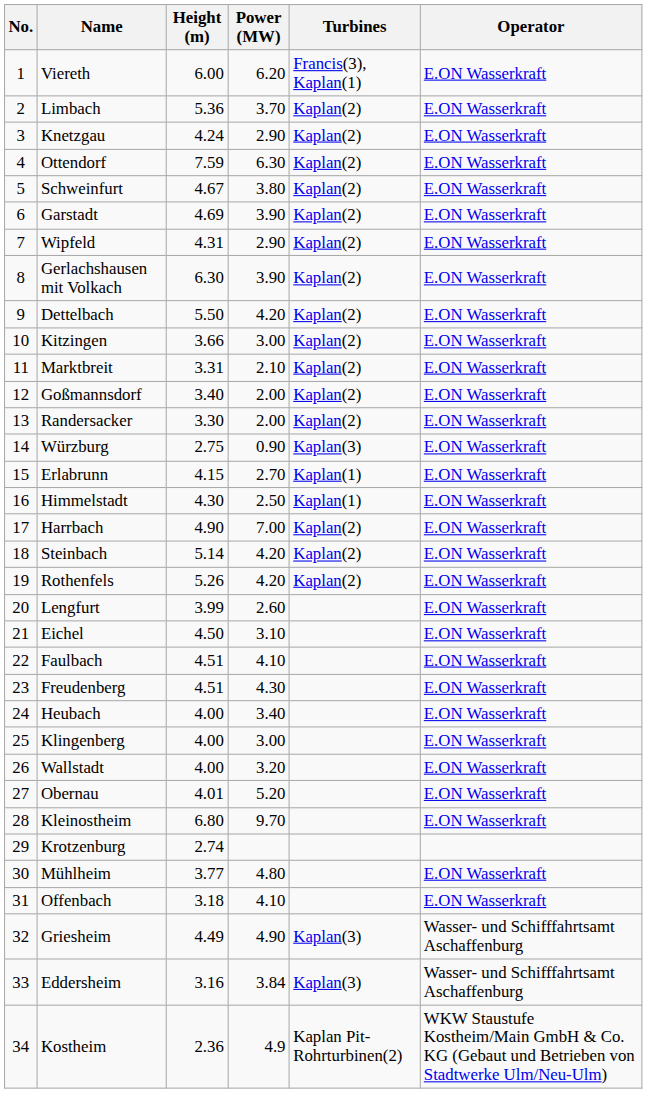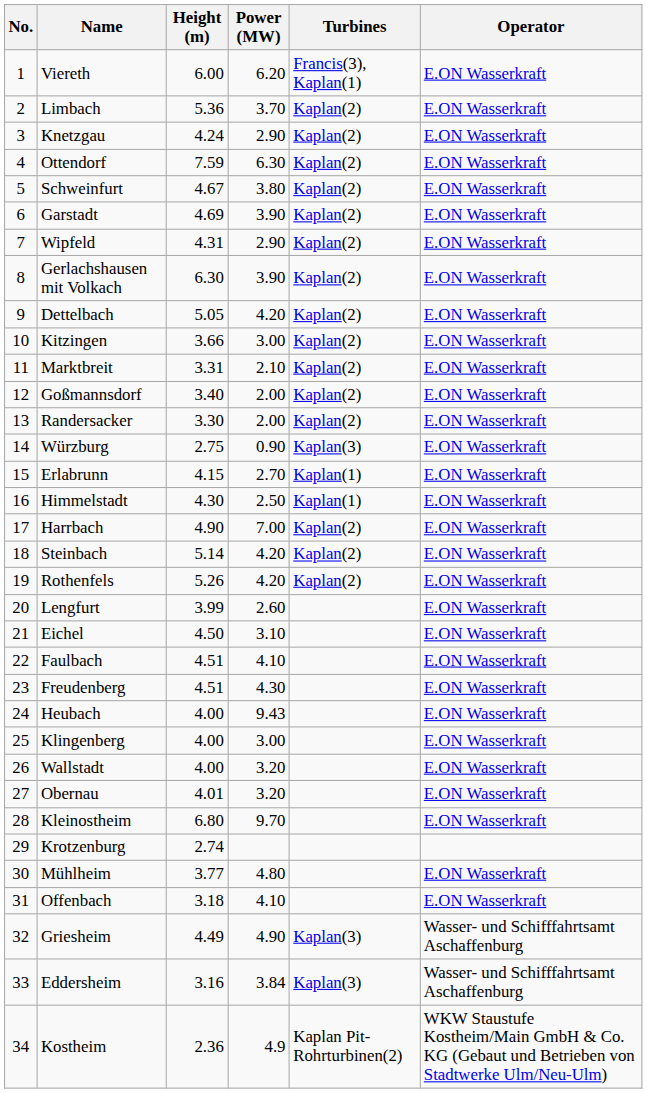(209, 314) 5.50 -> (209, 314) 5.05
(271, 713) 3.40 -> (271, 713) 9.43
(271, 793) 5.20 -> (271, 793) 3.20
